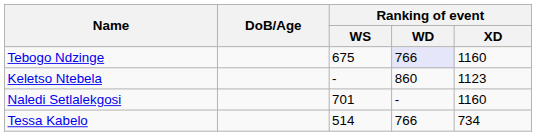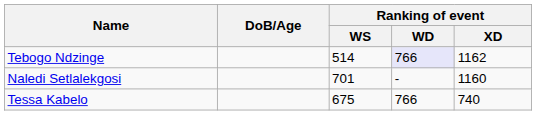(343, 58) 675 -> (343, 58) 514
(472, 58) 1160 -> (472, 58) 1162
- row: (55, 79)
(343, 121) 514 -> (343, 100) 675
(469, 121) 734 -> (469, 100) 740
